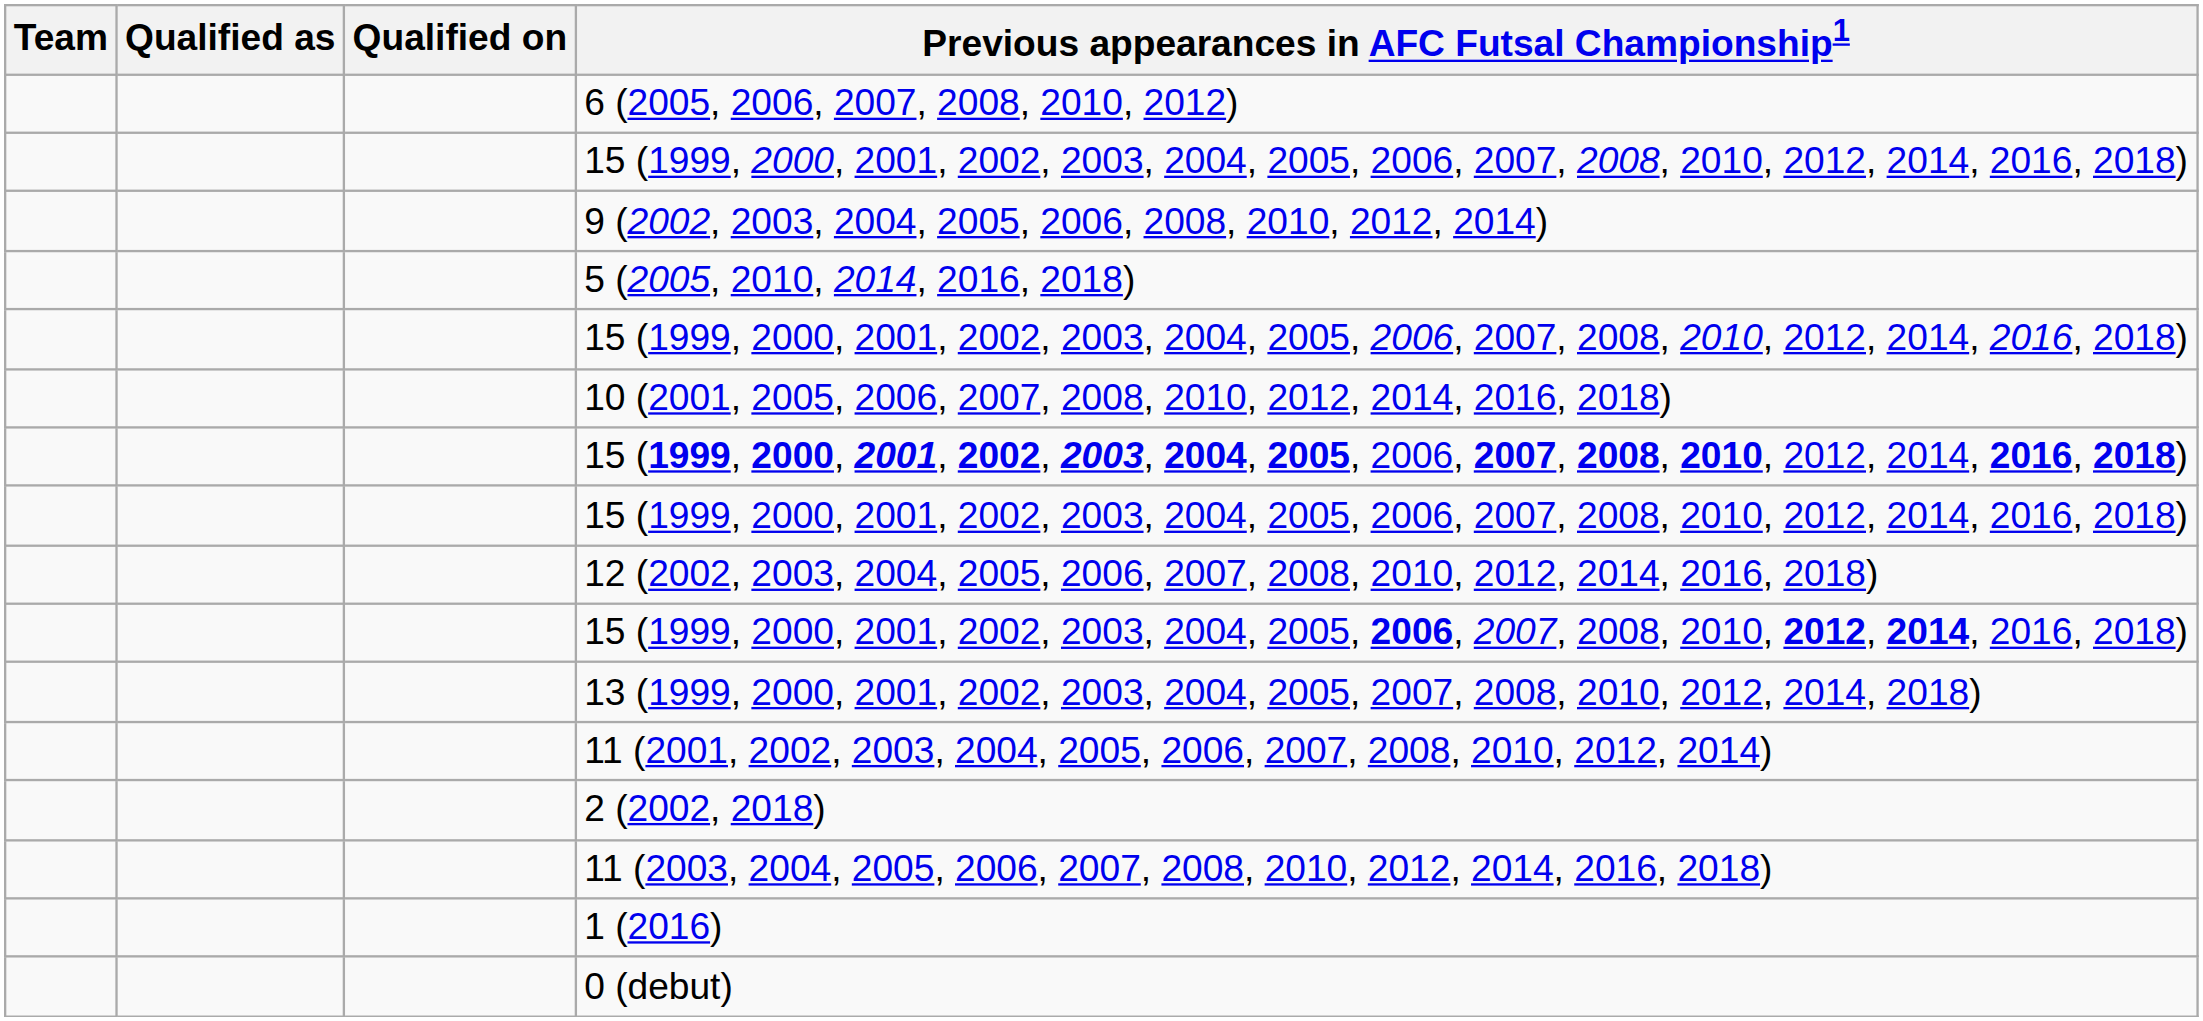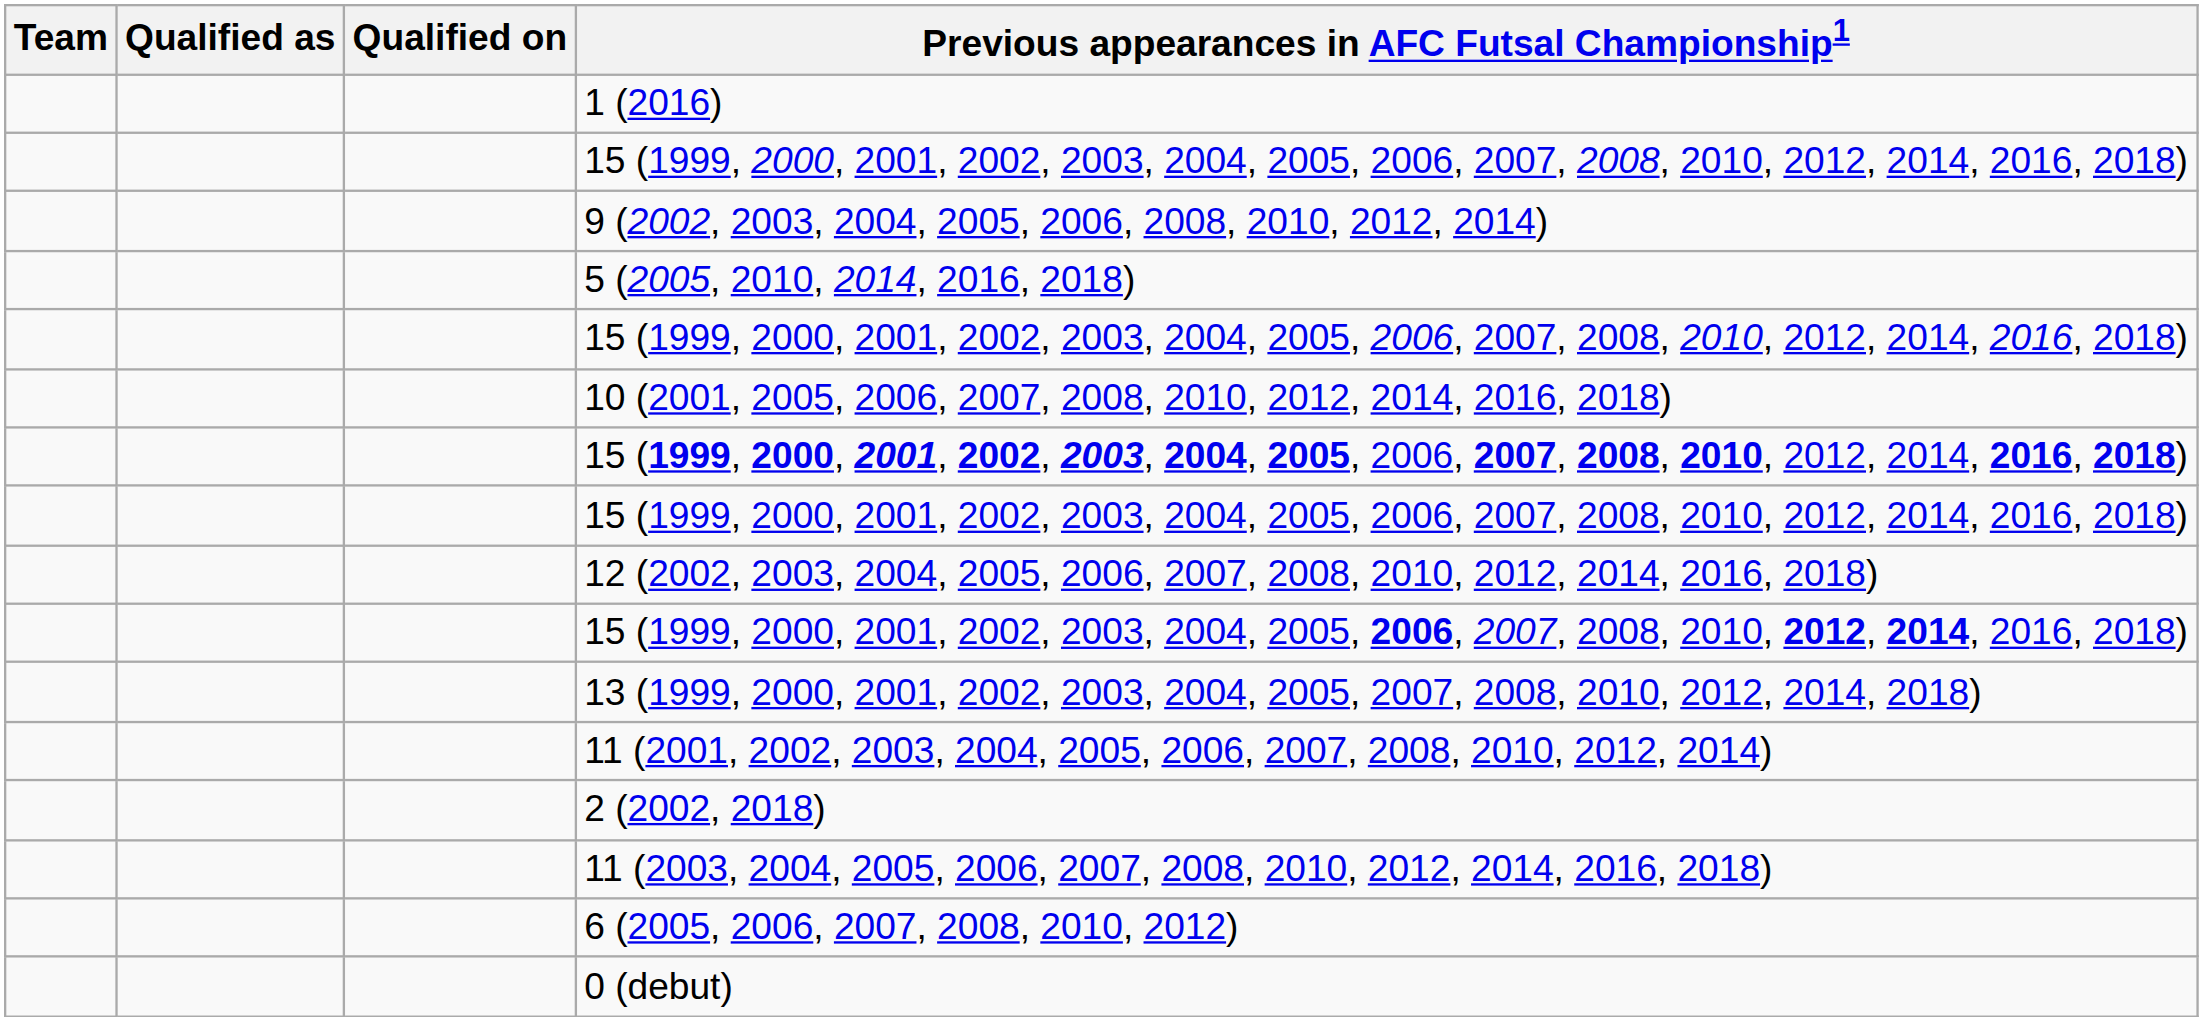rows swapped: (61, 104) <-> (61, 928)
